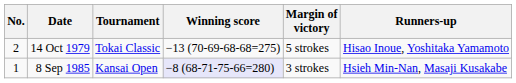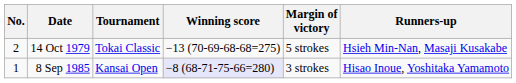(426, 48) Hisao Inoue, Yoshitaka Yamamoto -> (425, 48) Hsieh Min-Nan, Masaji Kusakabe
(425, 68) Hsieh Min-Nan, Masaji Kusakabe -> (426, 68) Hisao Inoue, Yoshitaka Yamamoto
